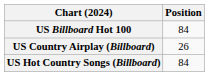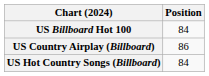(184, 46) 26 -> (184, 46) 86
